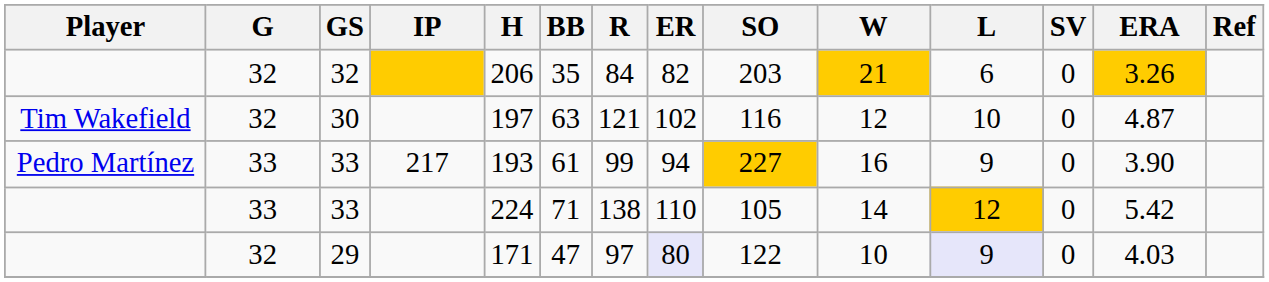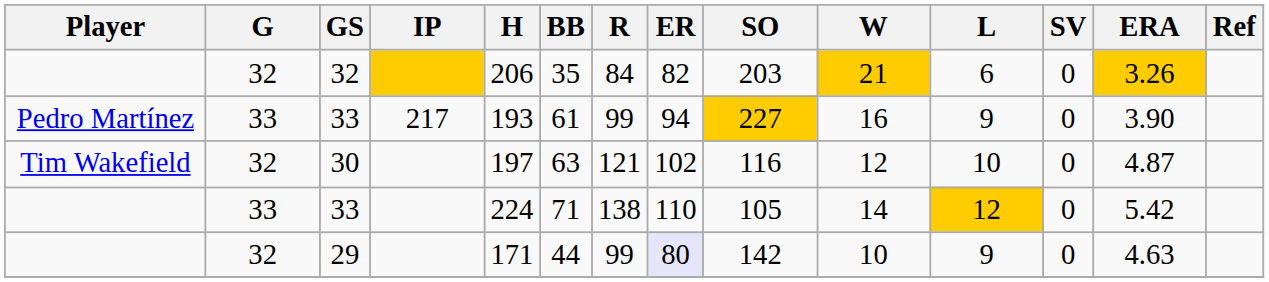rows swapped: (105, 163) <-> (105, 118)
(566, 254) 47 -> (566, 254) 44
(619, 254) 97 -> (619, 254) 99
(760, 254) 122 -> (760, 254) 142
(987, 254) lavender background -> (987, 254) no background
(1150, 254) 4.03 -> (1150, 254) 4.63
